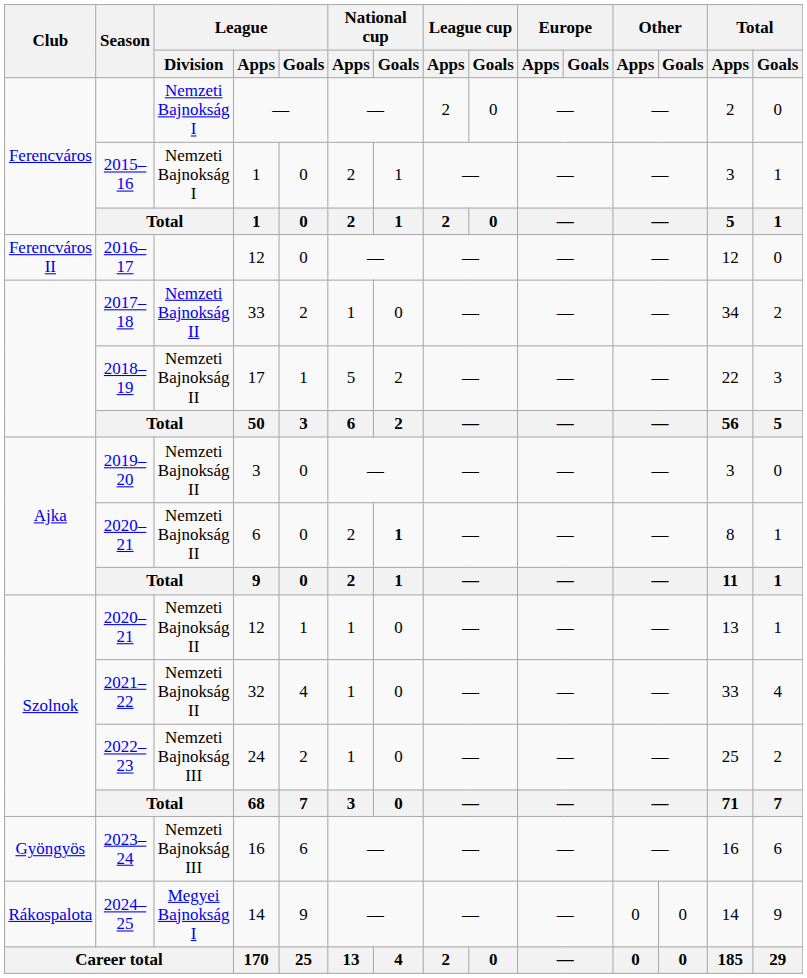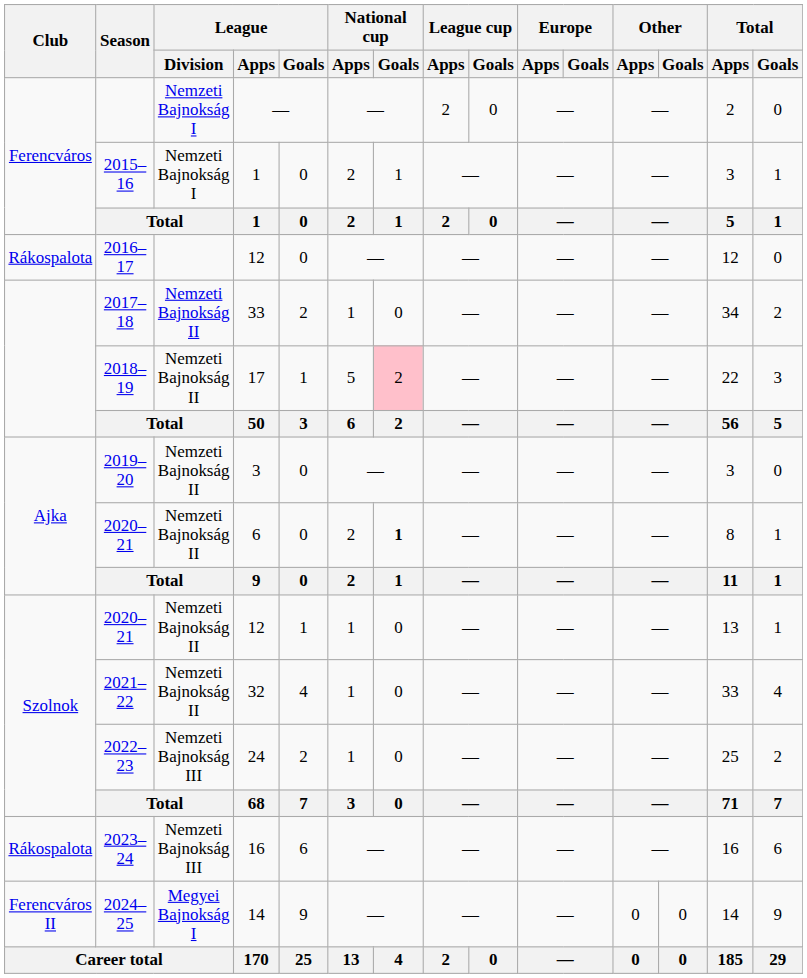(50, 257) Ferencváros II -> (50, 257) Rákospalota
(398, 377) no background -> (398, 377) pink background
(50, 848) Gyöngyös -> (50, 848) Rákospalota
(50, 914) Rákospalota -> (50, 914) Ferencváros II
